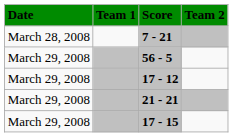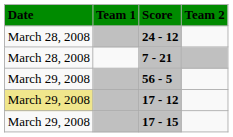+ row: (160, 36)
(49, 79) no background -> (49, 100) khaki background
- row: (160, 100)
